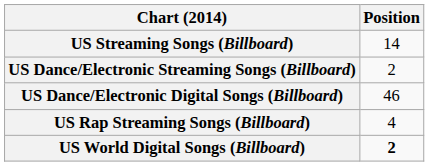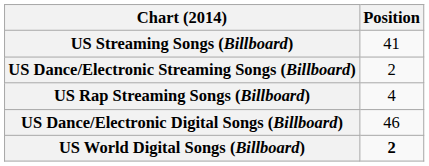(392, 43) 14 -> (392, 43) 41
rows swapped: (182, 95) <-> (182, 122)
